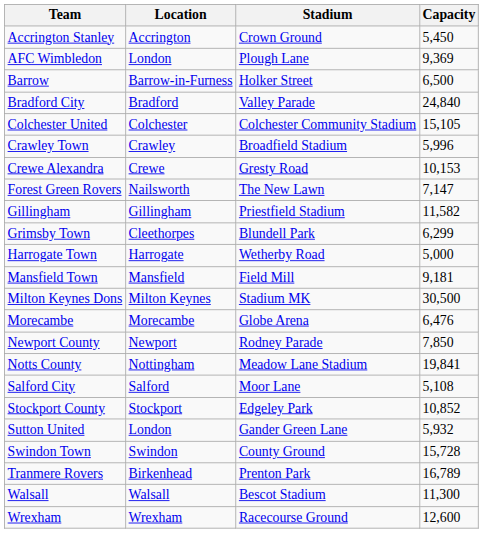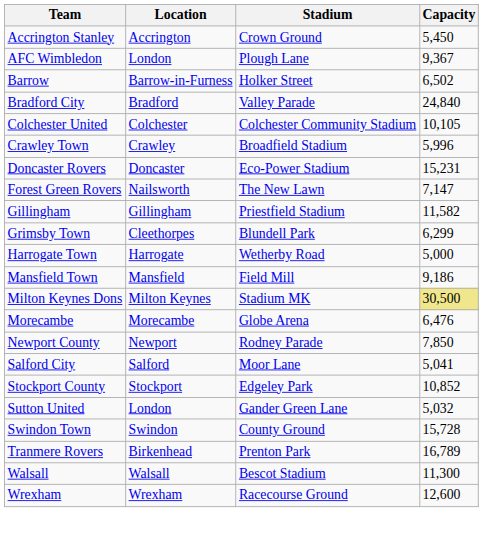(438, 59) 9,369 -> (438, 59) 9,367
(438, 80) 6,500 -> (438, 80) 6,502
(442, 124) 15,105 -> (442, 124) 10,105
- row: (56, 168)
+ row: (57, 168)
(438, 277) 9,181 -> (438, 277) 9,186
(442, 299) no background -> (442, 299) khaki background
- row: (44, 364)
(438, 386) 5,108 -> (438, 364) 5,041
(438, 430) 5,932 -> (438, 408) 5,032
